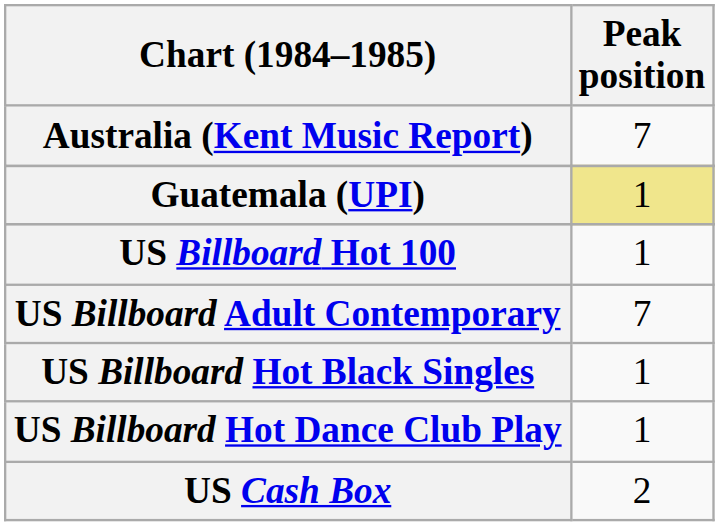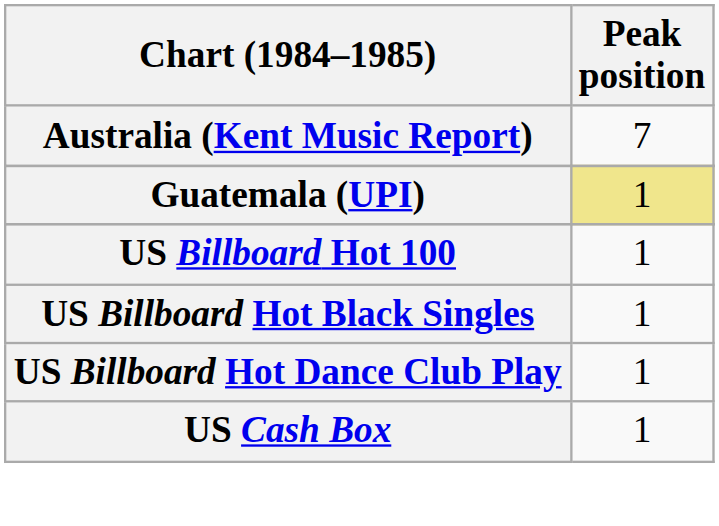- row: (288, 312)
(642, 489) 2 -> (642, 430) 1
